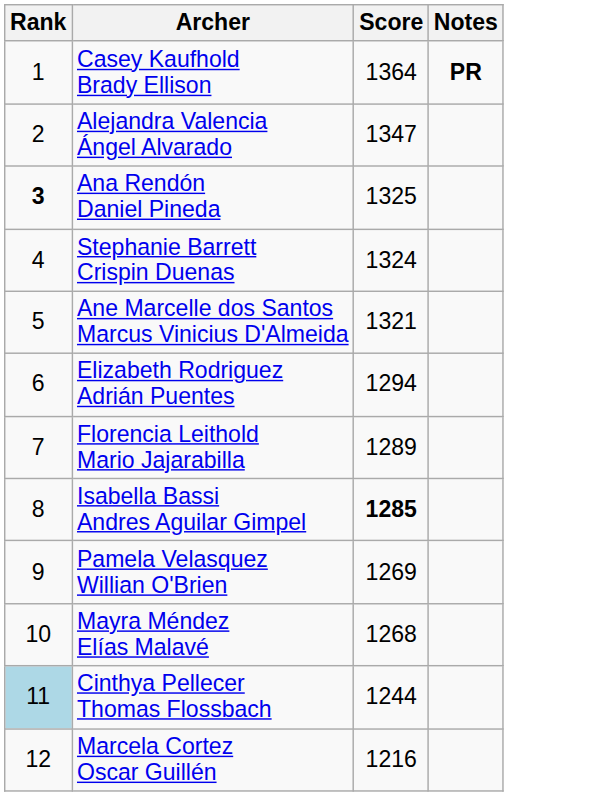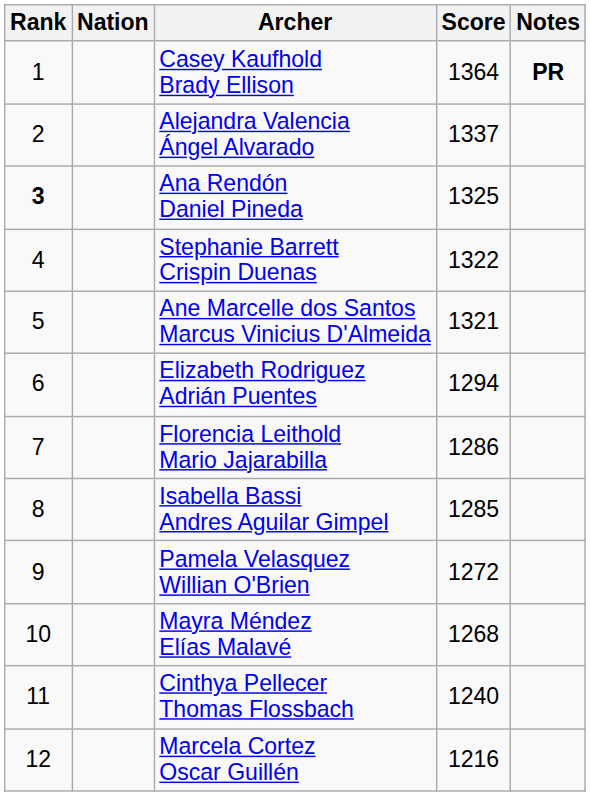+ column: (113, 22)
(391, 134) 1347 -> (474, 134) 1337
(391, 259) 1324 -> (474, 259) 1322
(391, 447) 1289 -> (474, 447) 1286
(391, 509) bold -> (474, 509) normal
(391, 571) 1269 -> (474, 571) 1272
(38, 696) lightblue background -> (38, 696) no background
(391, 696) 1244 -> (474, 696) 1240
